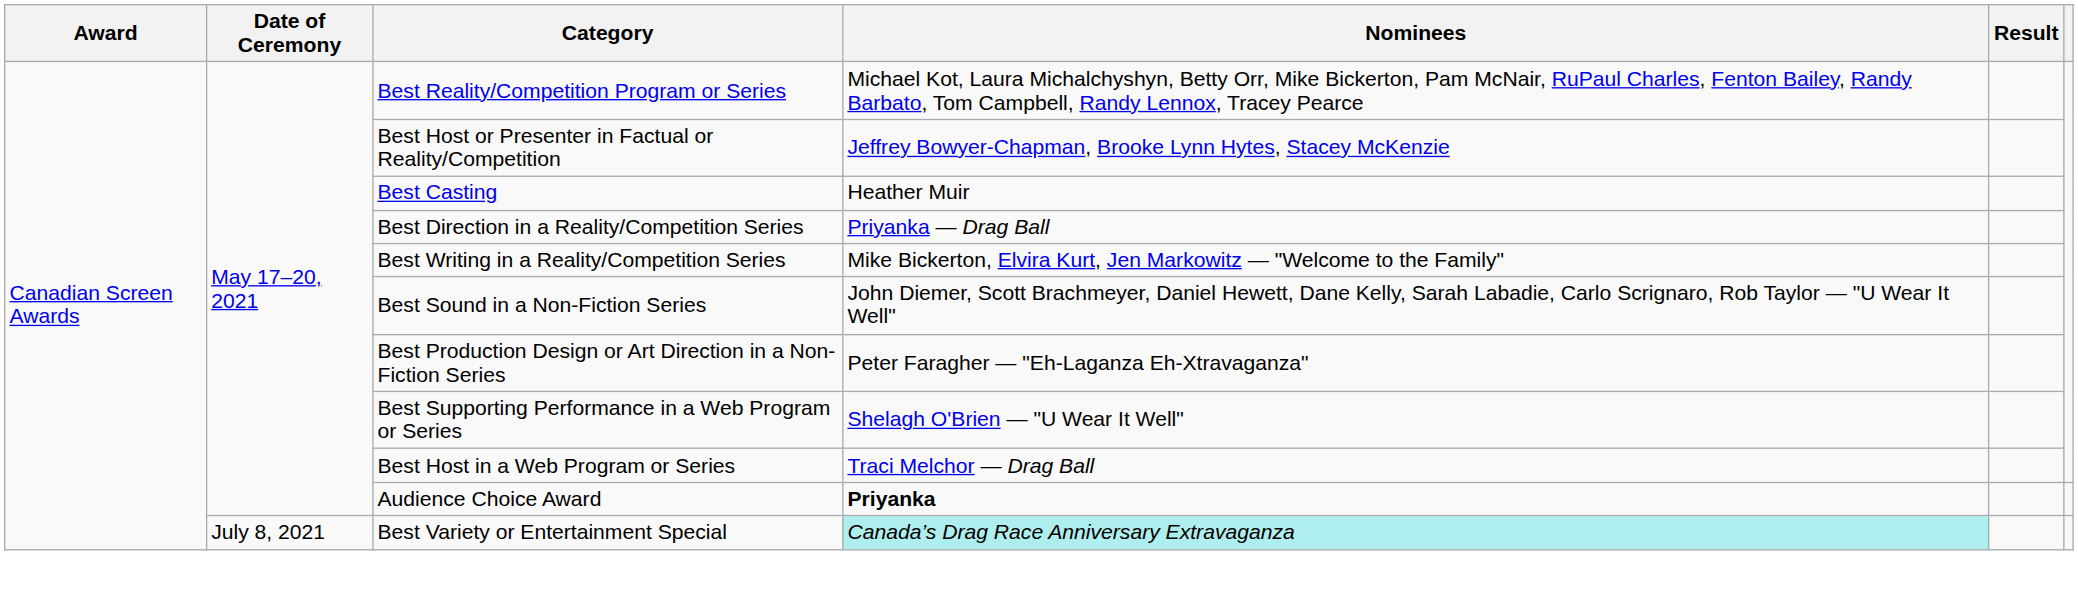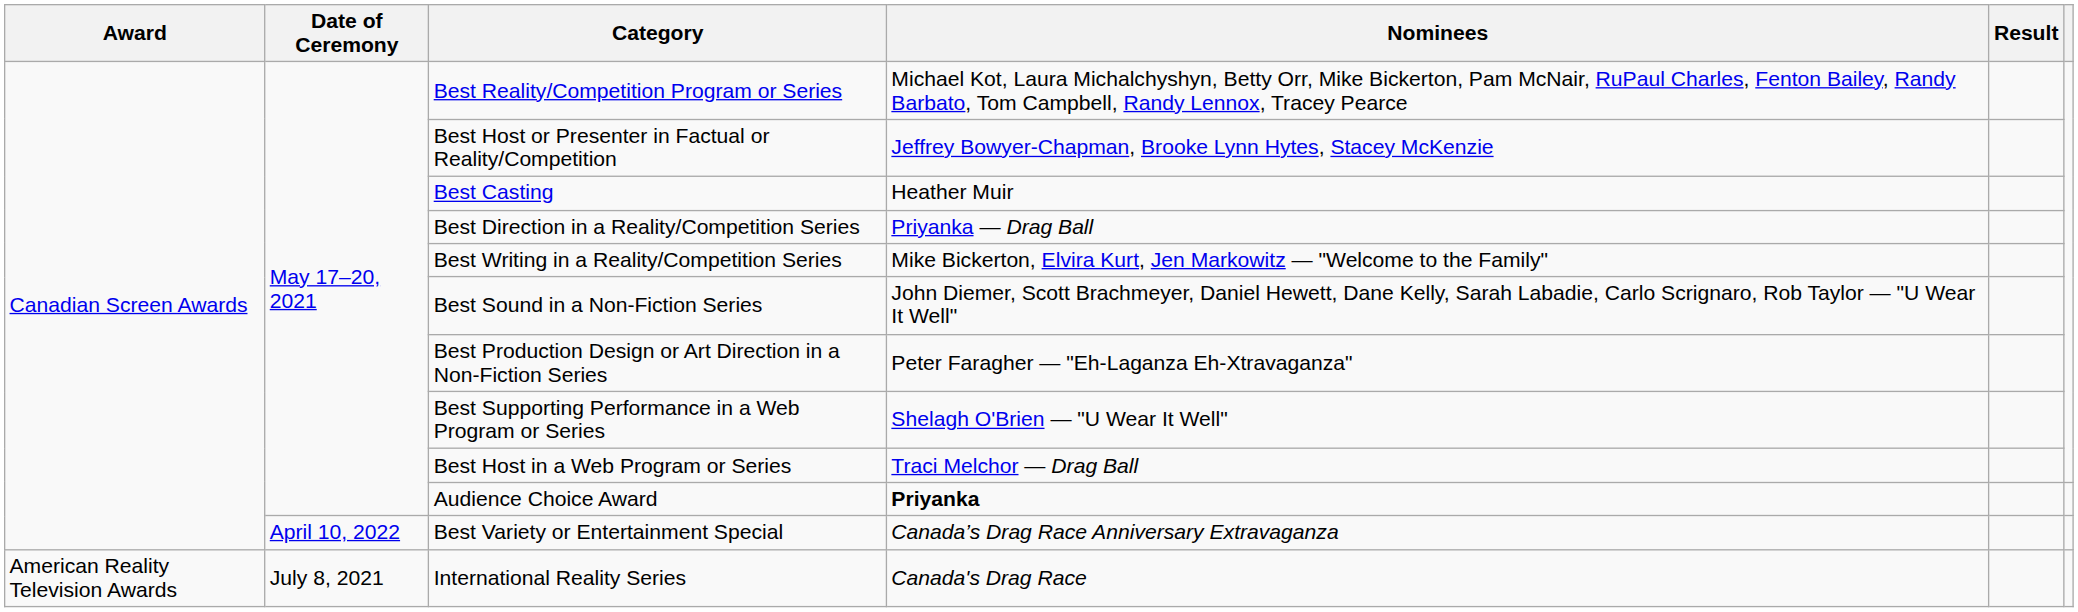(268, 532) July 8, 2021 -> (335, 532) April 10, 2022
(1071, 532) paleturquoise background -> (1115, 532) no background
+ row: (560, 577)
